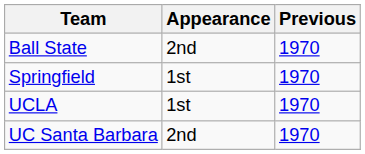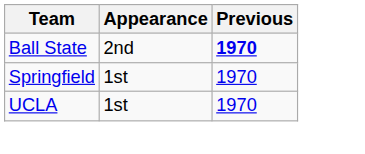(299, 47) normal -> (236, 47) bold
- row: (83, 134)
